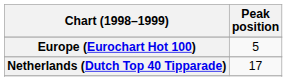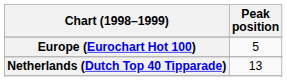(256, 66) 17 -> (256, 66) 13
